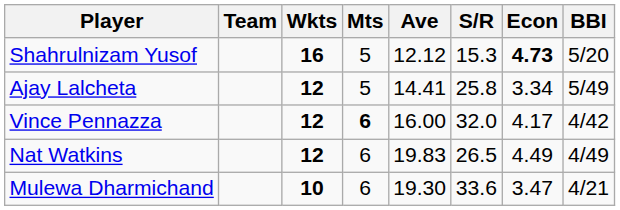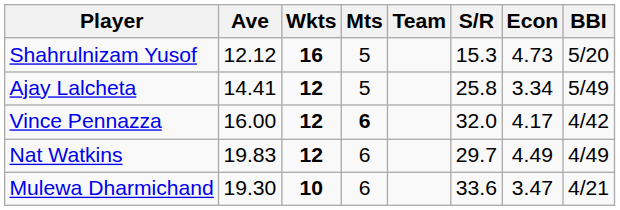columns swapped: (250, 21) <-> (420, 21)
(532, 54) bold -> (532, 54) normal
(476, 155) 26.5 -> (476, 155) 29.7
